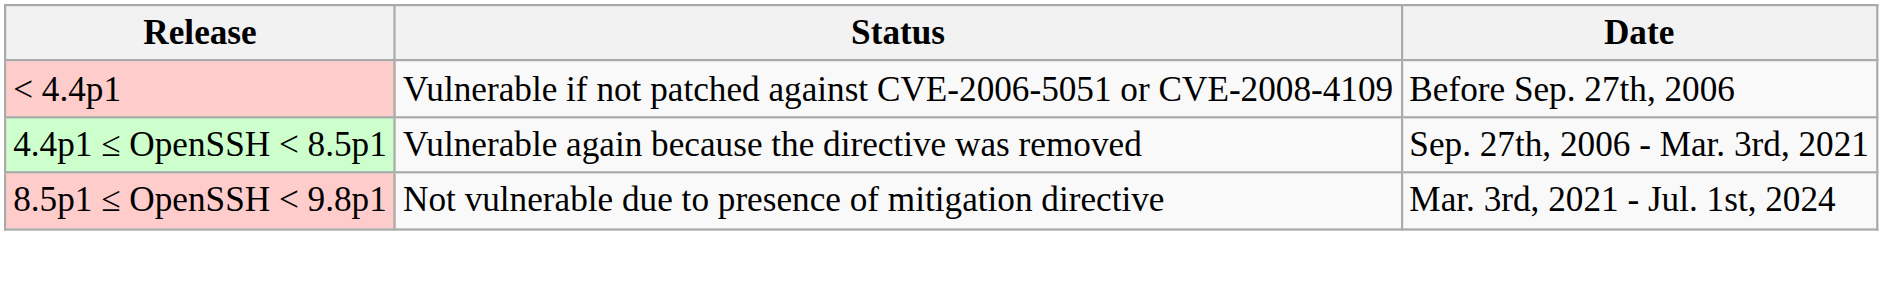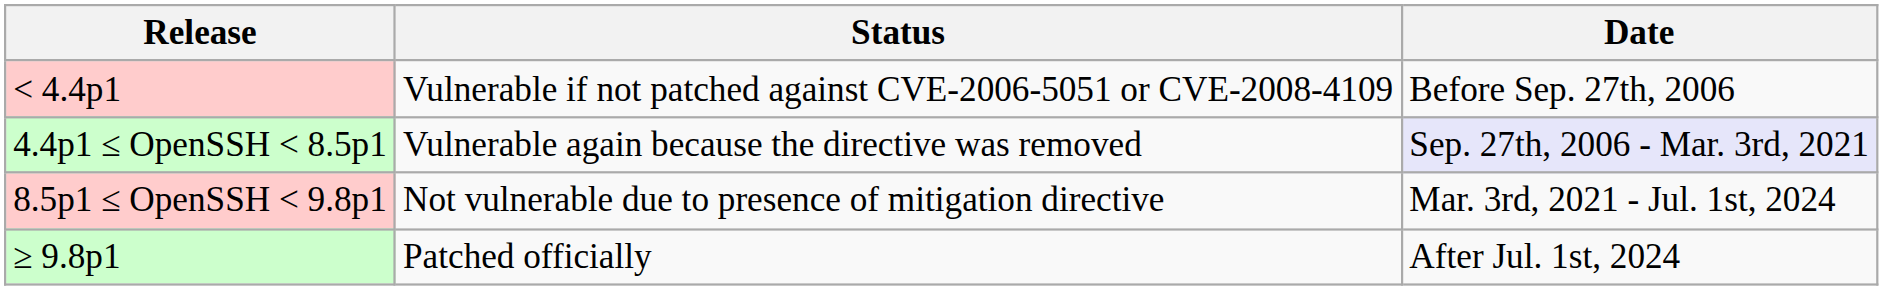(1639, 144) no background -> (1639, 144) lavender background
+ row: (67, 255)
